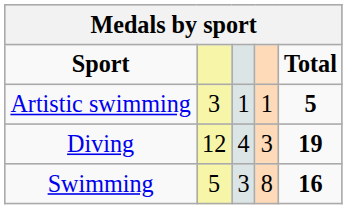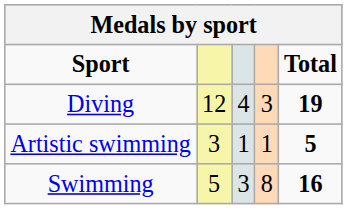rows swapped: (101, 104) <-> (101, 144)
